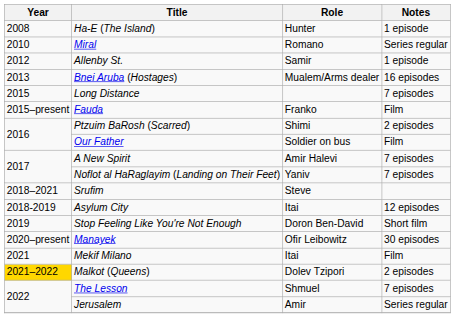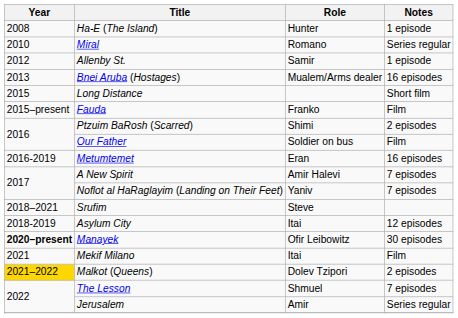(409, 93) 7 episodes -> (408, 93) Short film
+ row: (105, 158)
- row: (158, 223)
(38, 239) normal -> (39, 239) bold
